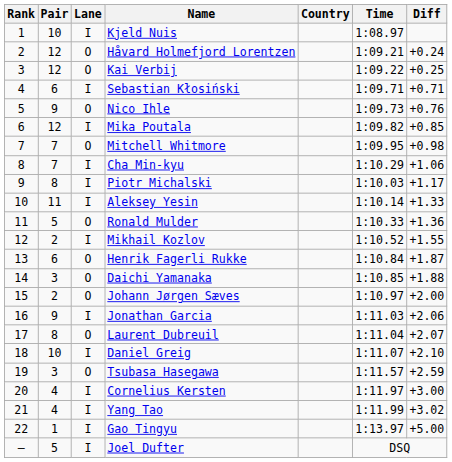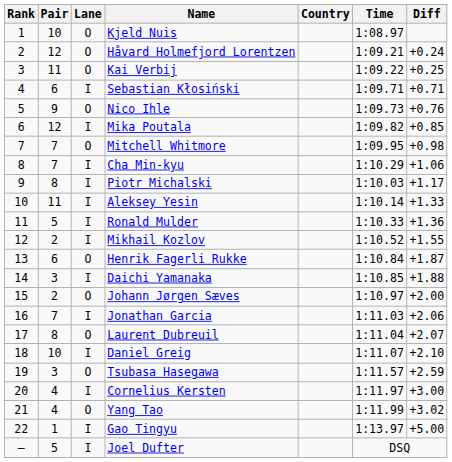(88, 33) I -> (88, 33) O
(55, 70) 12 -> (55, 70) 11
(88, 221) O -> (88, 221) I
(88, 278) O -> (88, 278) I
(55, 316) 9 -> (55, 316) 7
(88, 410) I -> (88, 410) O
